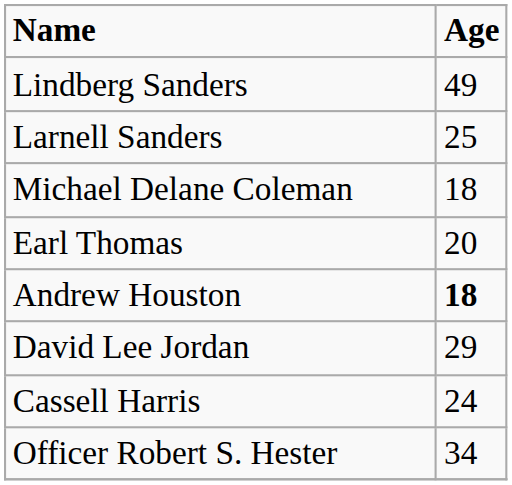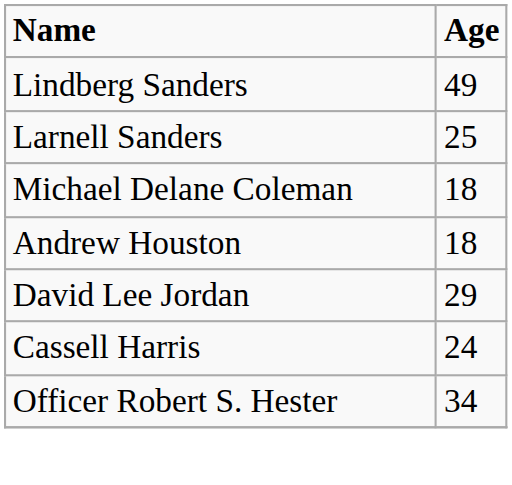- row: (98, 242)
(461, 294) bold -> (461, 242) normal
